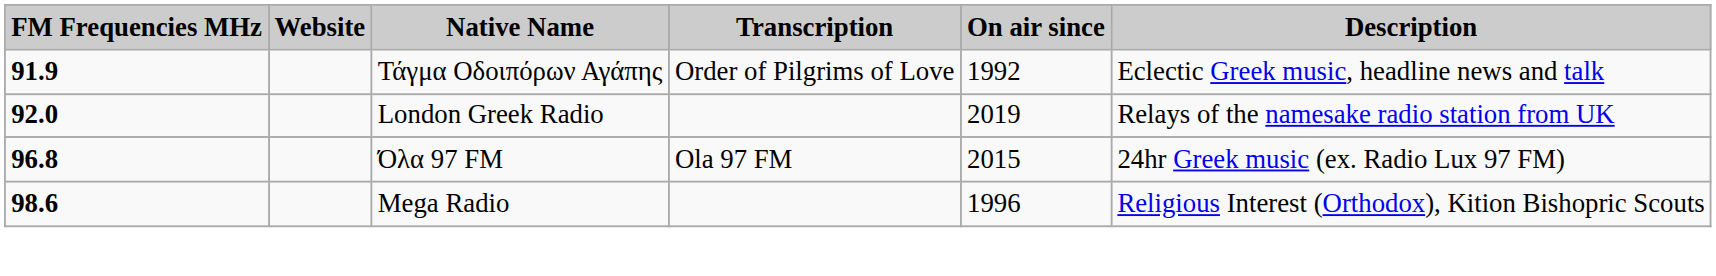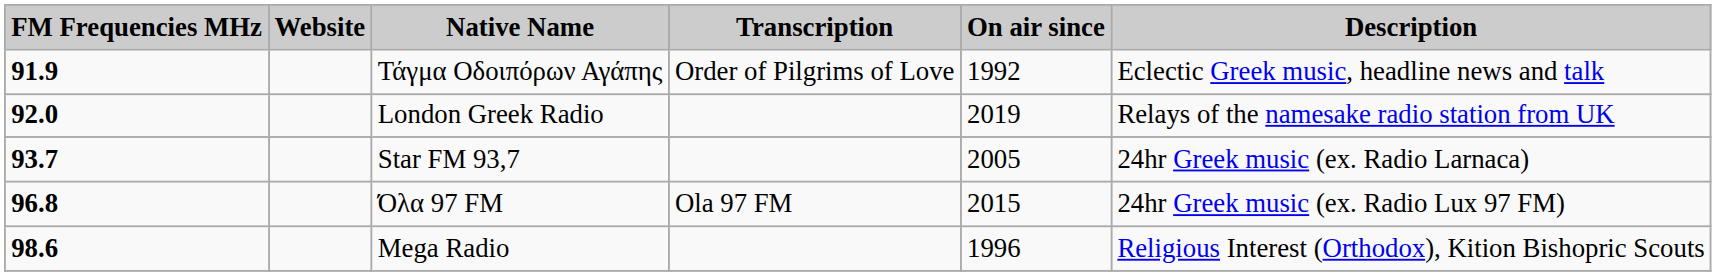+ row: (449, 159)
